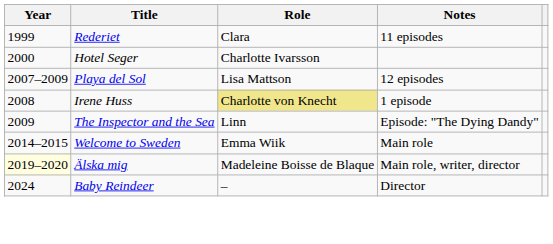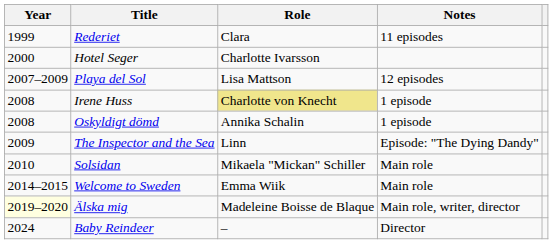+ row: (117, 121)
+ row: (97, 164)
